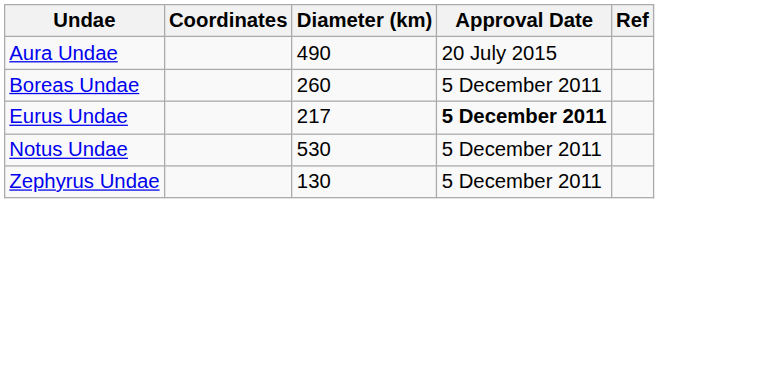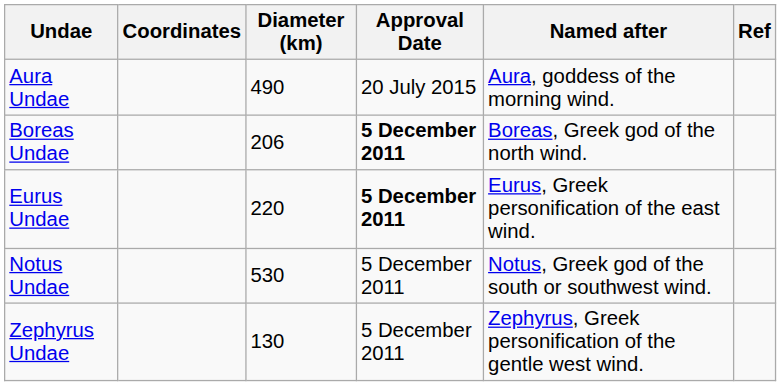+ column: (608, 32)
(314, 85) 260 -> (267, 142) 206
(522, 85) normal -> (419, 142) bold
(314, 117) 217 -> (267, 208) 220
